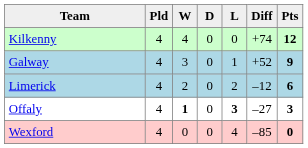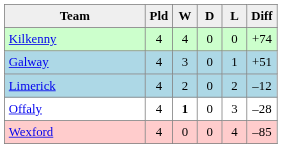- column: (290, 16)
(262, 62) +52 -> (262, 62) +51
(235, 108) bold -> (234, 108) normal
(262, 108) –27 -> (262, 108) –28
